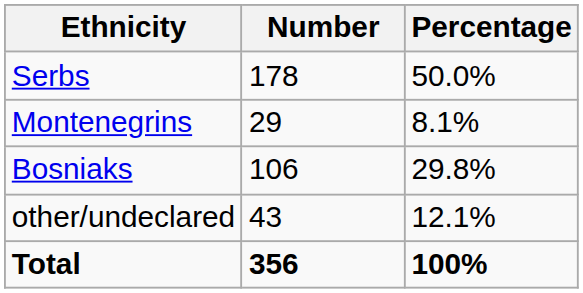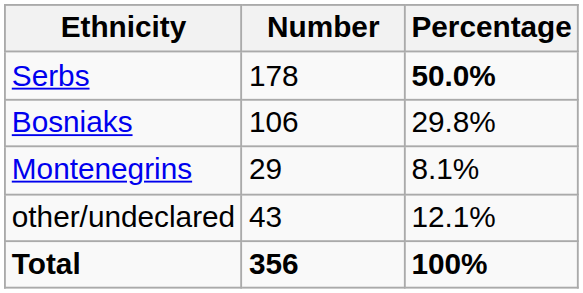(454, 75) normal -> (454, 75) bold
rows swapped: (72, 169) <-> (102, 122)
